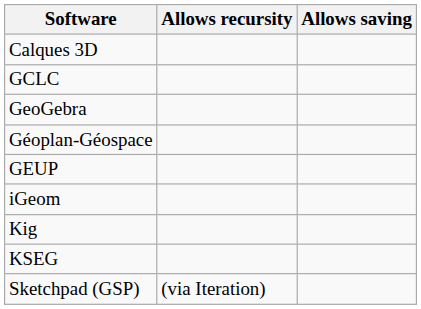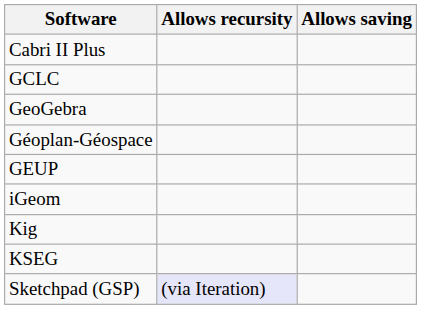+ row: (57, 49)
- row: (53, 49)
(213, 288) no background -> (213, 288) lavender background
